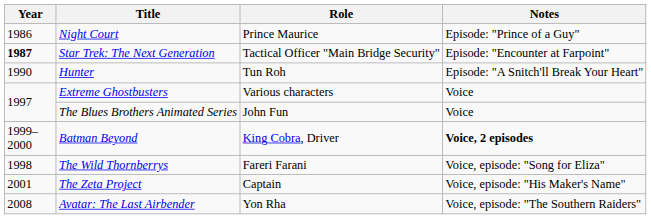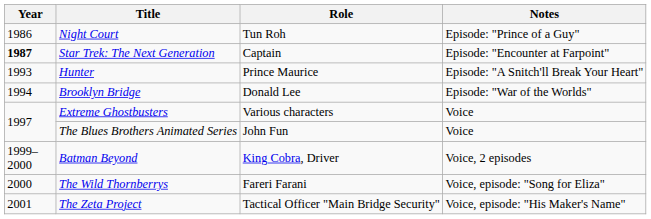(281, 33) Prince Maurice -> (264, 33) Tun Roh
(341, 53) Tactical Officer "Main Bridge Security" -> (262, 53) Captain
(20, 72) 1990 -> (20, 72) 1993
(264, 72) Tun Roh -> (281, 72) Prince Maurice
+ row: (100, 92)
(489, 138) bold -> (488, 157) normal
(20, 164) 1998 -> (20, 184) 2000
(262, 184) Captain -> (341, 203) Tactical Officer "Main Bridge Security"
- row: (127, 203)
